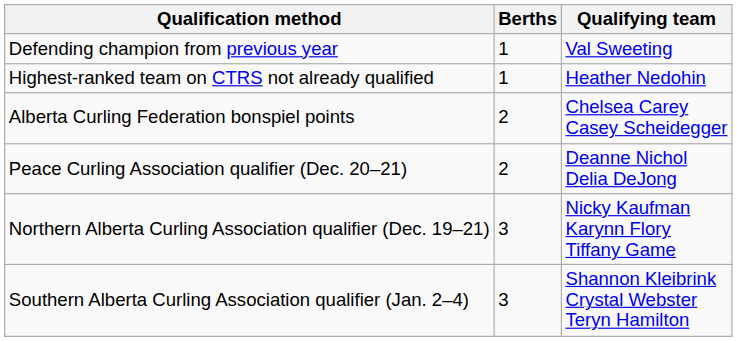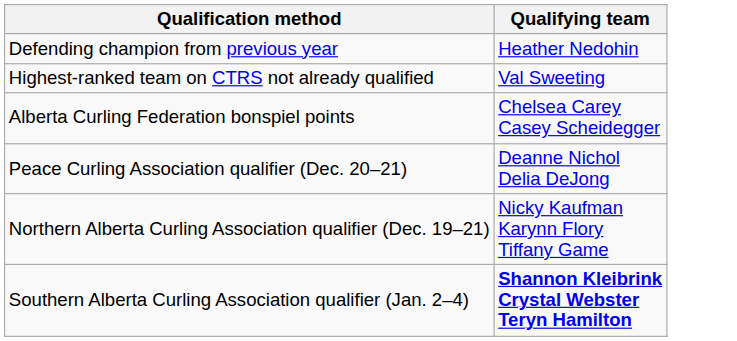- column: (528, 19)
(619, 48) Val Sweeting -> (568, 48) Heather Nedohin
(636, 78) Heather Nedohin -> (552, 78) Val Sweeting
(641, 300) normal -> (580, 300) bold
